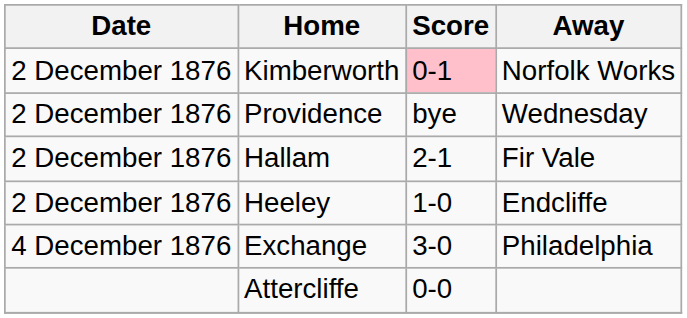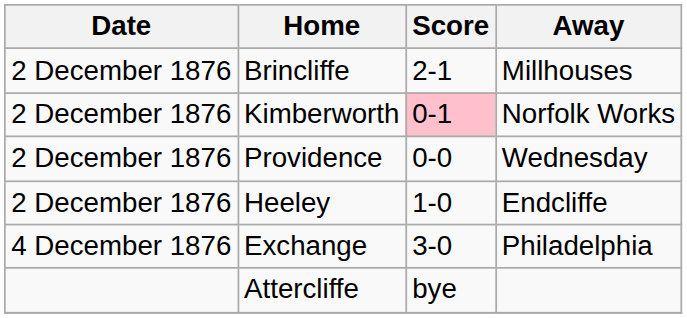+ row: (297, 70)
(434, 114) bye -> (432, 158) 0-0
- row: (287, 158)
(432, 289) 0-0 -> (434, 289) bye
